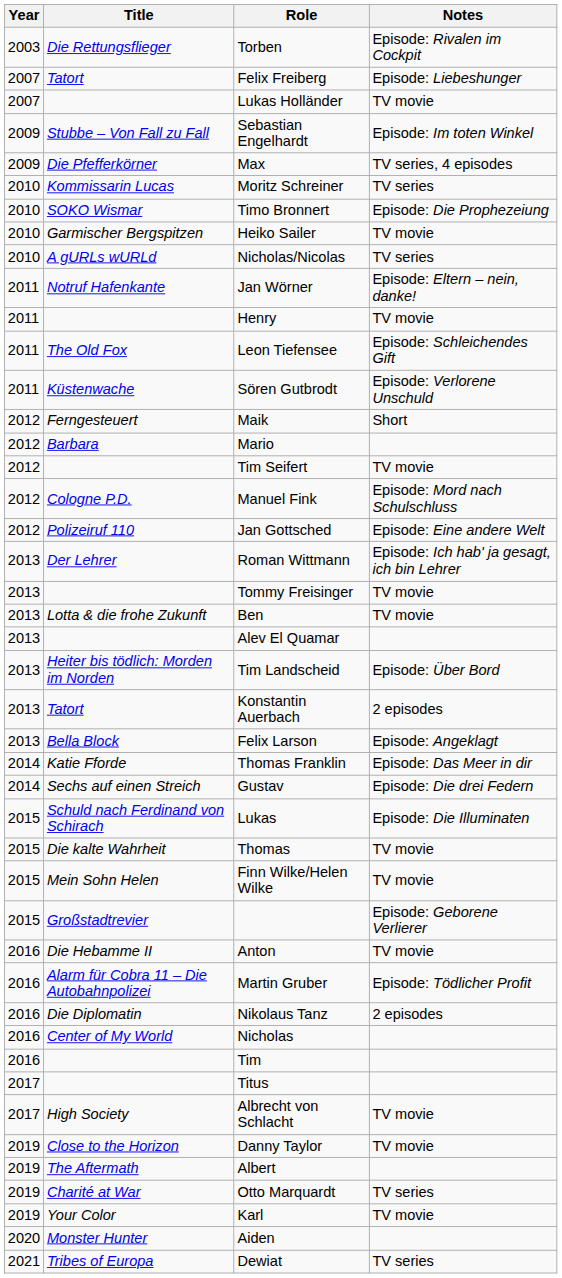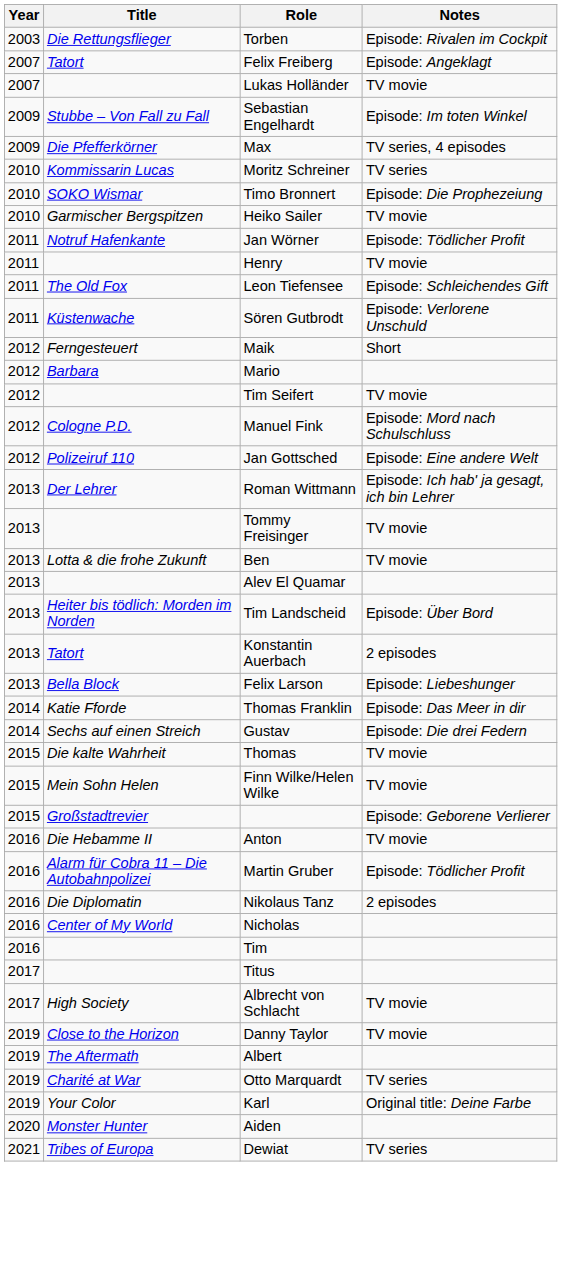(447, 78) Episode: Liebeshunger -> (429, 62) Episode: Angeklagt
- row: (291, 256)
(446, 287) Episode: Eltern – nein, danke! -> (445, 240) Episode: Tödlicher Profit
(435, 740) Episode: Angeklagt -> (440, 684) Episode: Liebeshunger
- row: (257, 818)
(403, 1215) TV movie -> (448, 1103) Original title: Deine Farbe
